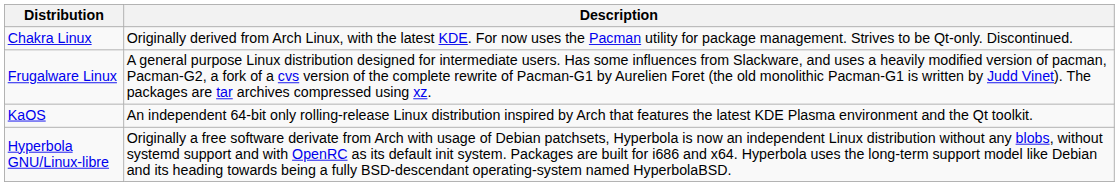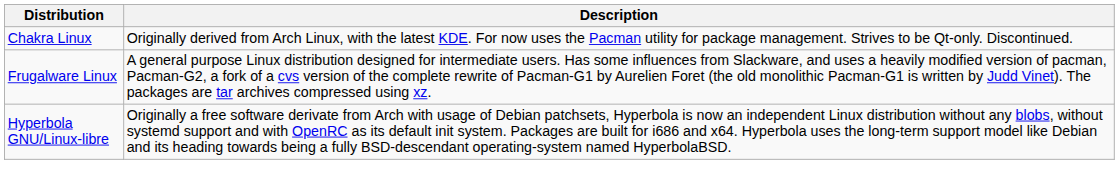- row: (27, 115)
